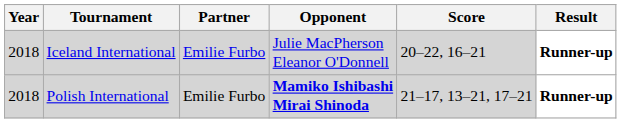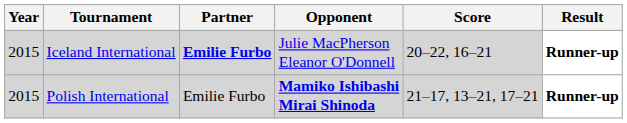(24, 52) 2018 -> (24, 52) 2015
(224, 52) normal -> (227, 52) bold
(24, 96) 2018 -> (24, 96) 2015
